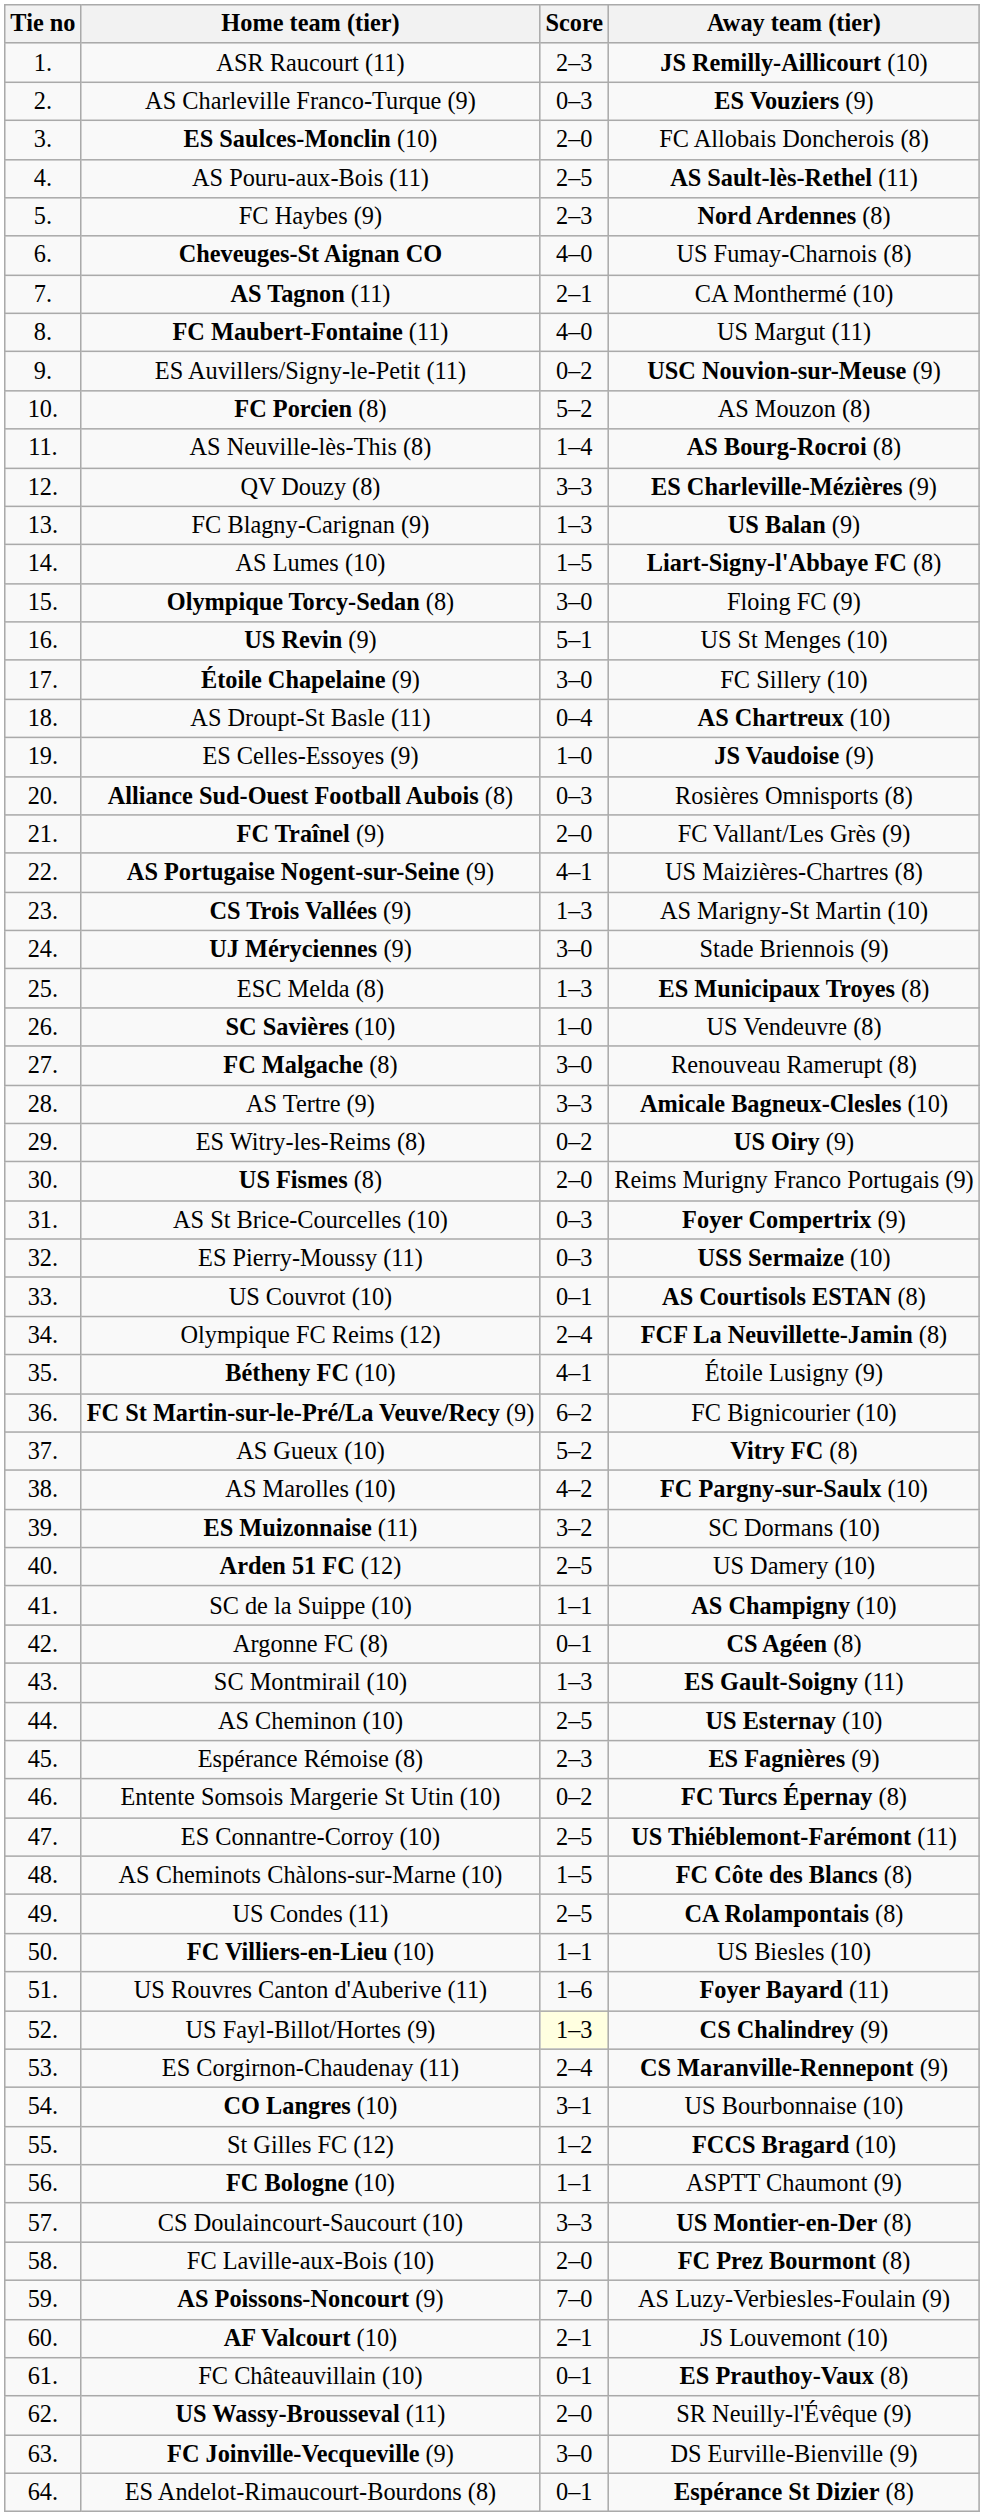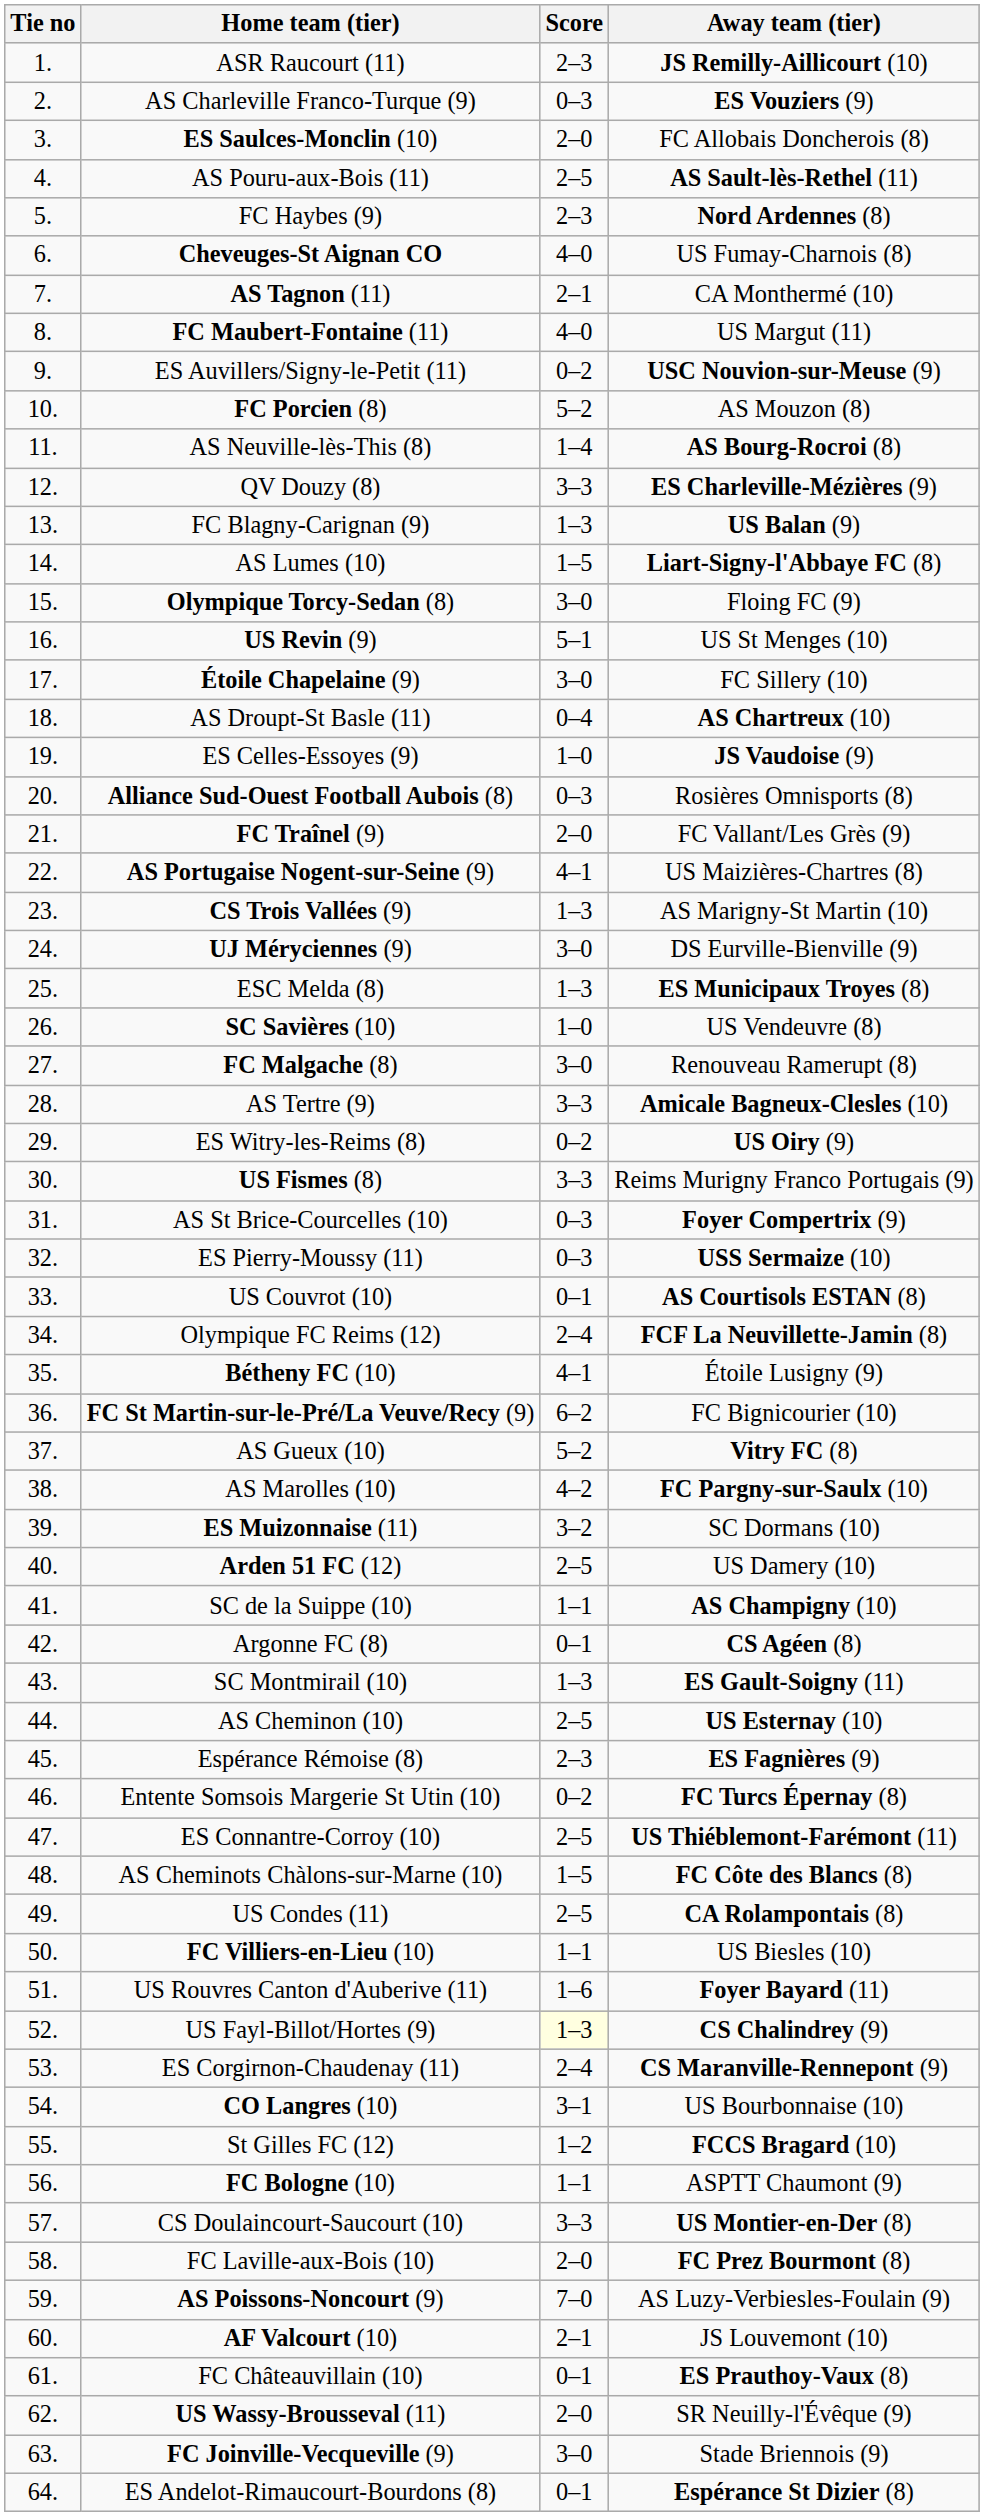(794, 949) Stade Briennois (9) -> (794, 949) DS Eurville-Bienville (9)
(574, 1180) 2–0 -> (574, 1180) 3–3
(794, 2453) DS Eurville-Bienville (9) -> (794, 2453) Stade Briennois (9)
